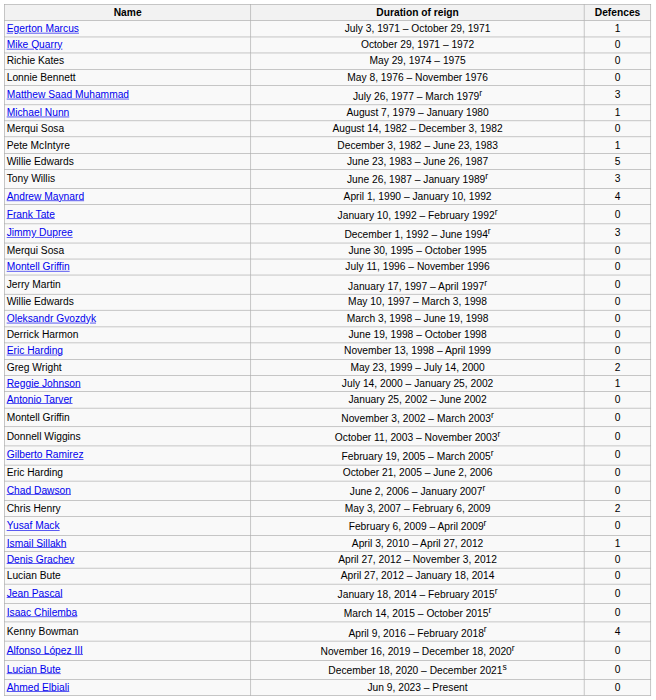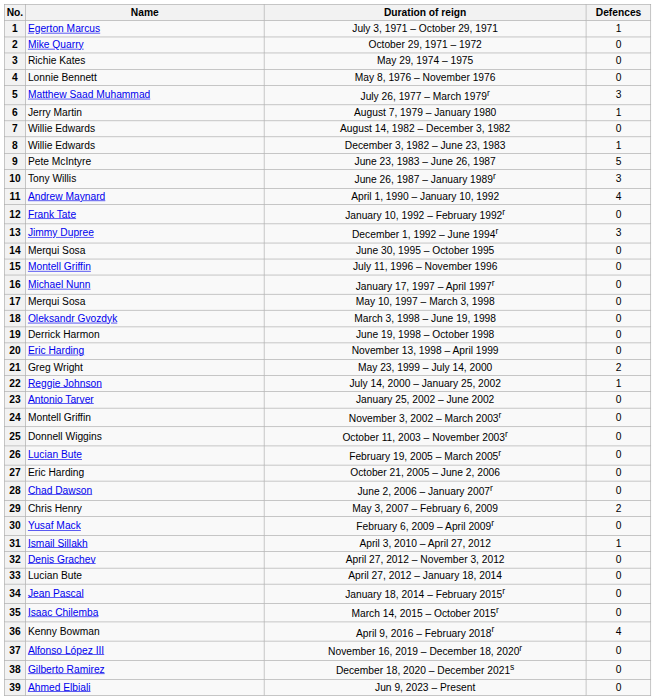+ column: (15, 12)
(38, 112) Michael Nunn -> (55, 112) Jerry Martin
(35, 129) Merqui Sosa -> (61, 129) Willie Edwards
(38, 145) Pete McIntyre -> (61, 145) Willie Edwards
(40, 161) Willie Edwards -> (59, 161) Pete McIntyre
(34, 284) Jerry Martin -> (59, 284) Michael Nunn
(40, 302) Willie Edwards -> (57, 302) Merqui Sosa
(45, 455) Gilberto Ramirez -> (55, 455) Lucian Bute
(34, 669) Lucian Bute -> (66, 669) Gilberto Ramirez
